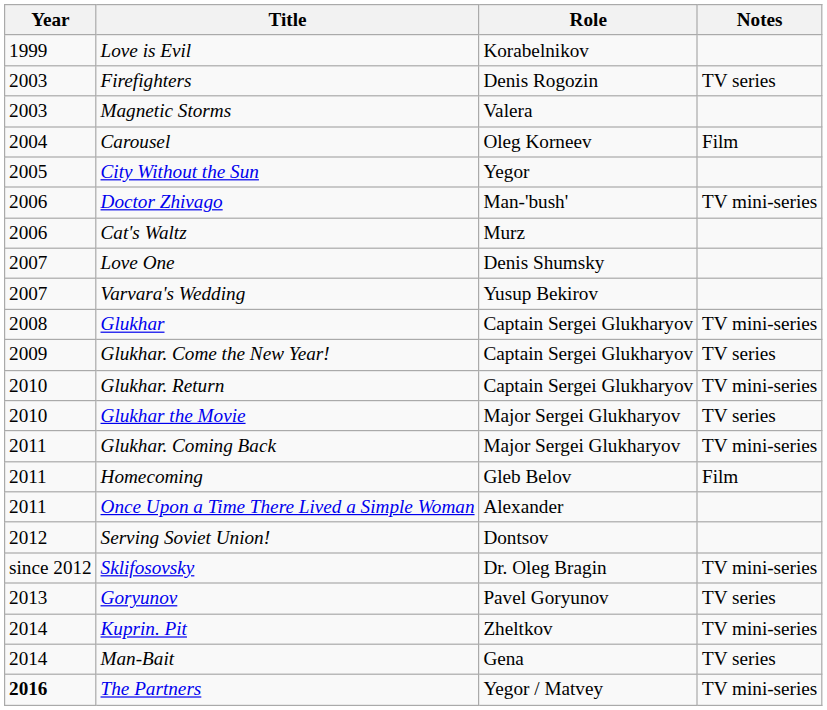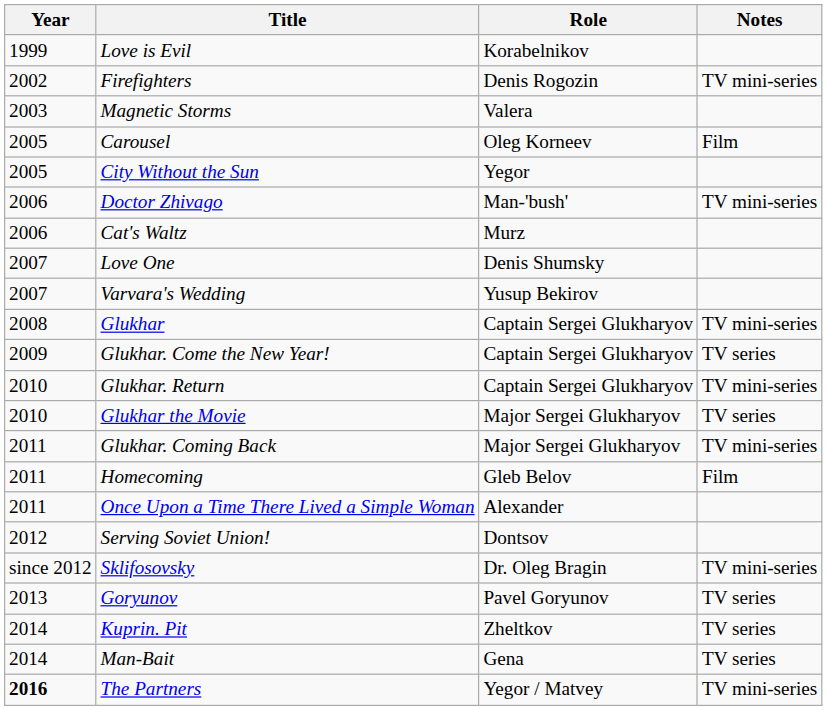(28, 80) 2003 -> (28, 80) 2002
(739, 80) TV series -> (760, 80) TV mini-series
(28, 141) 2004 -> (28, 141) 2005
(760, 628) TV mini-series -> (739, 628) TV series
